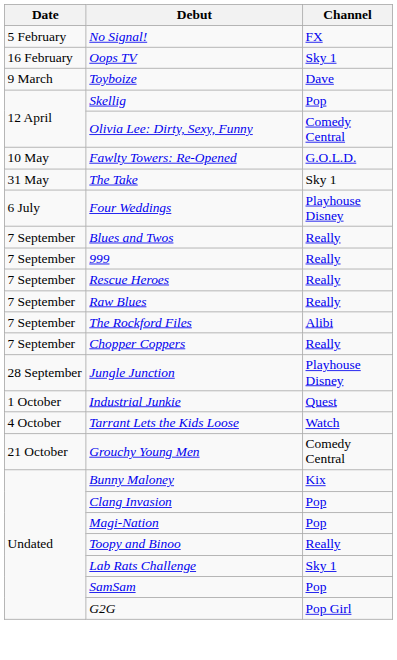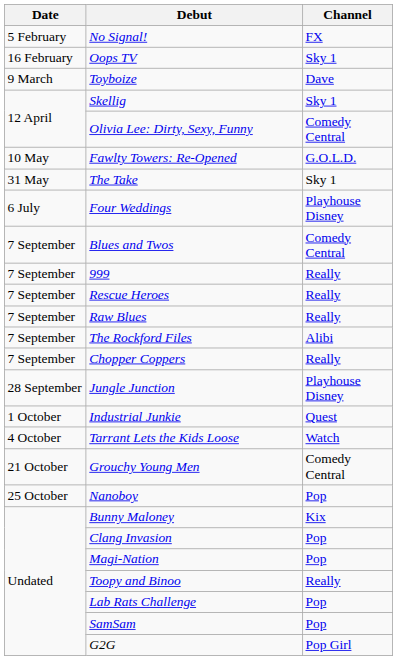(316, 100) Pop -> (321, 100) Sky 1
(323, 237) Really -> (328, 244) Comedy Central
+ row: (114, 495)
(321, 565) Sky 1 -> (316, 602) Pop
